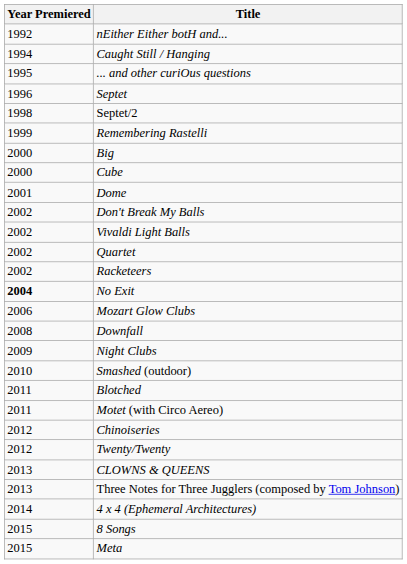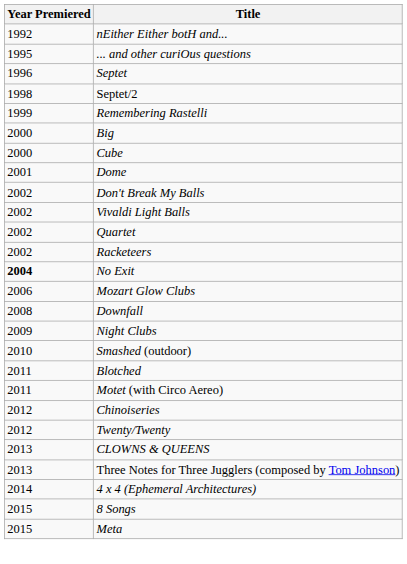- row: (153, 53)
